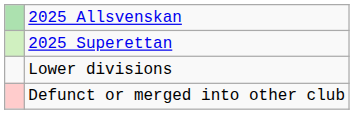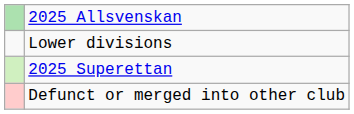rows swapped: (100, 44) <-> (100, 70)
